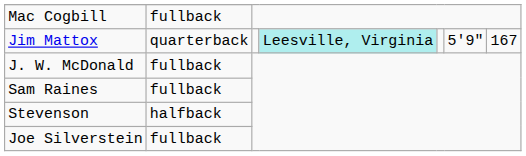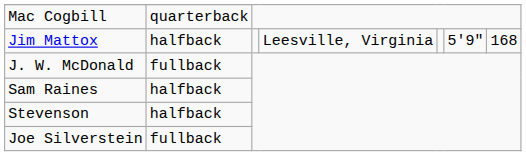(186, 17) fullback -> (199, 17) quarterback
(199, 41) quarterback -> (186, 41) halfback
(348, 41) paleturquoise background -> (348, 41) no background
(504, 41) 167 -> (504, 41) 168
(186, 90) fullback -> (186, 90) halfback
